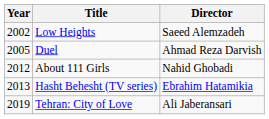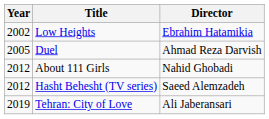(203, 31) Saeed Alemzadeh -> (208, 31) Ebrahim Hatamikia
(19, 86) 2013 -> (19, 86) 2012
(208, 86) Ebrahim Hatamikia -> (203, 86) Saeed Alemzadeh
